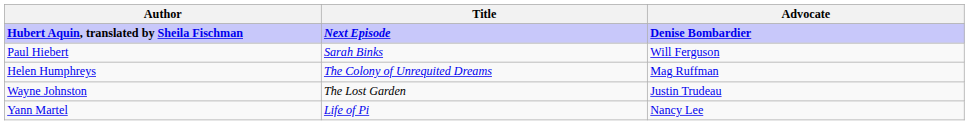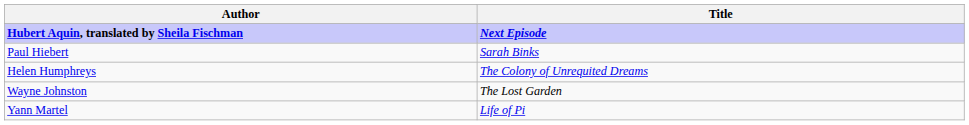- column: (806, 14)
